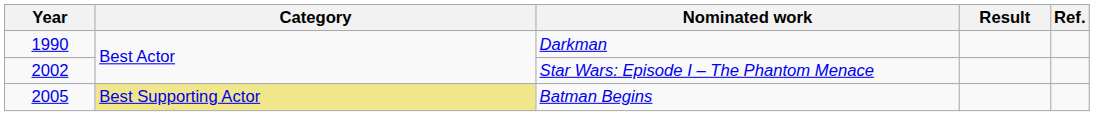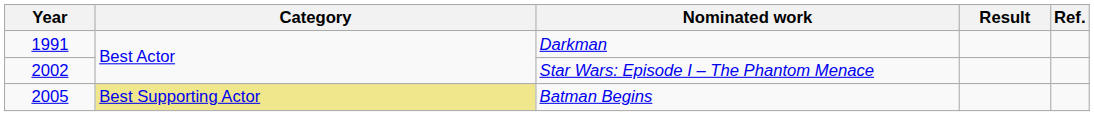(50, 44) 1990 -> (50, 44) 1991
